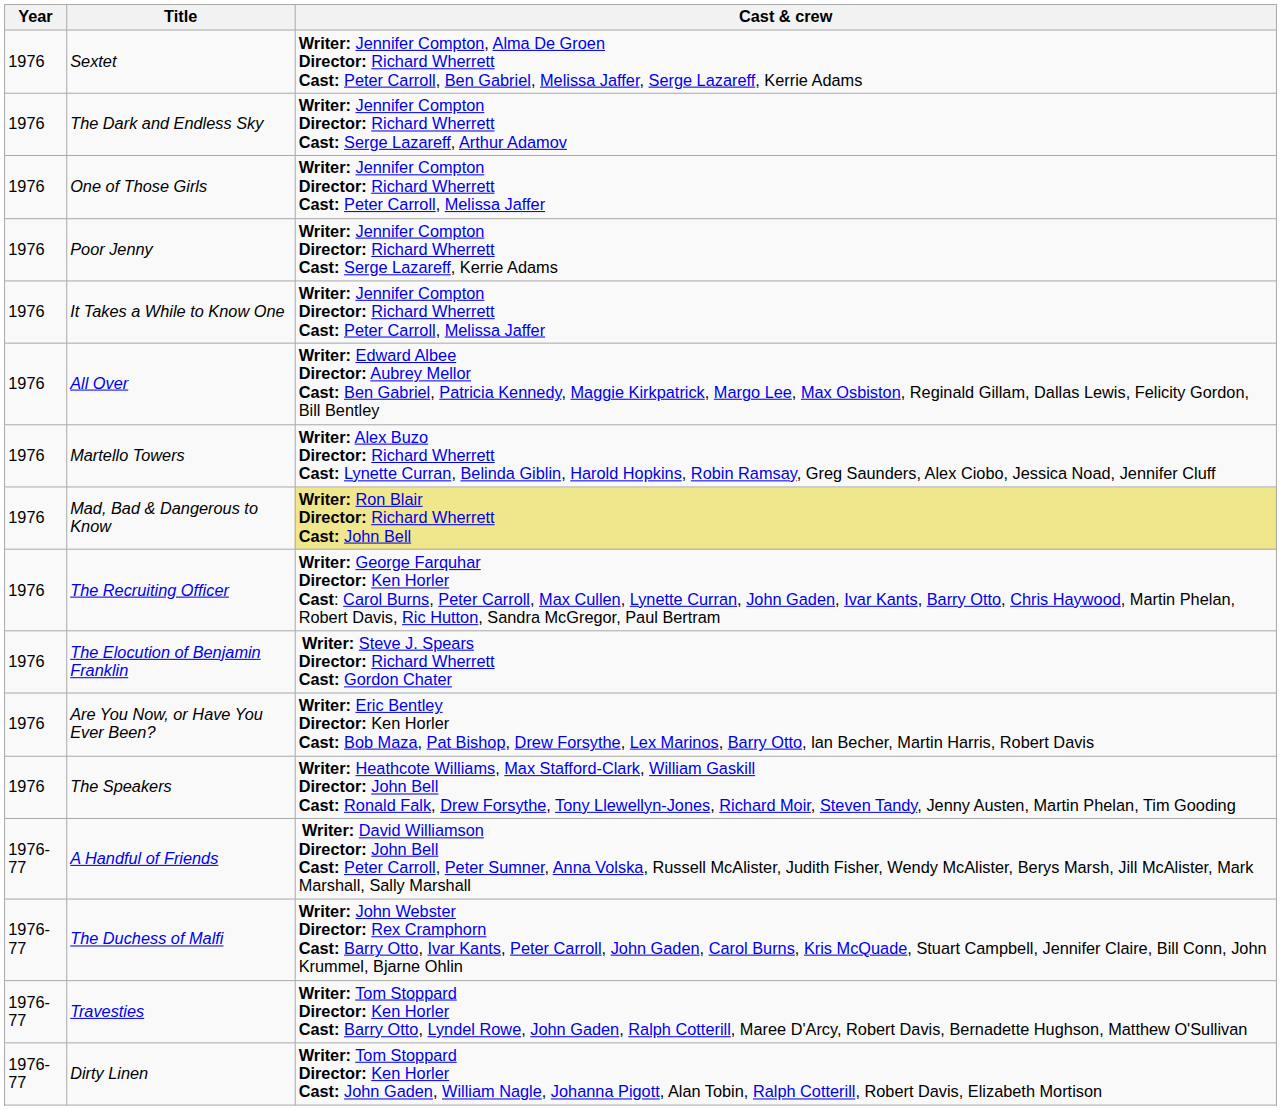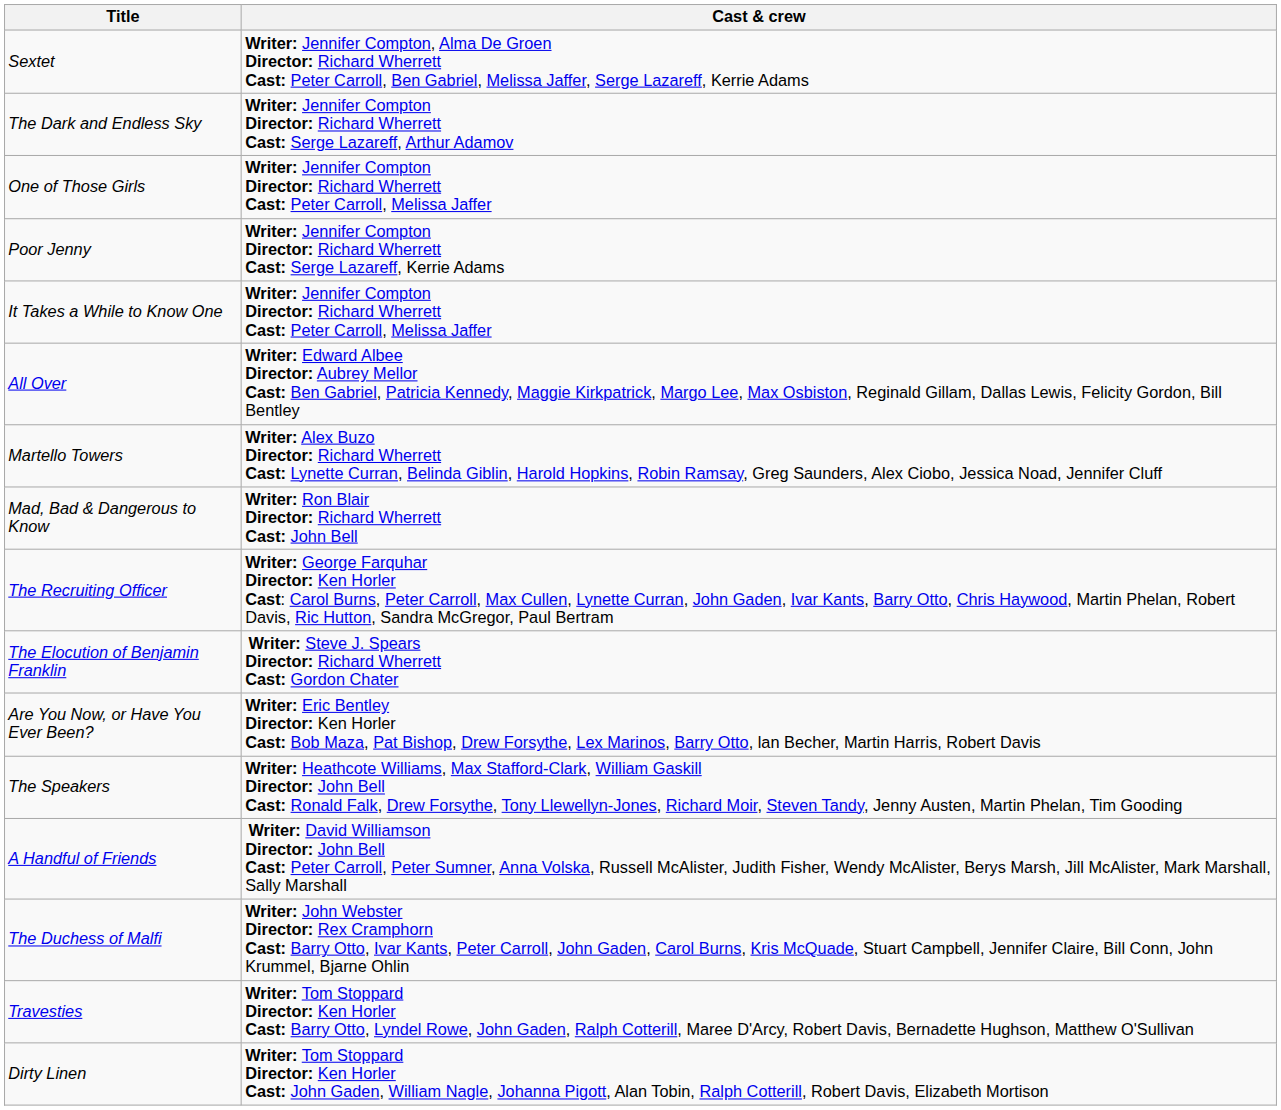- column: (35, 17)
(397, 518) khaki background -> (343, 518) no background
